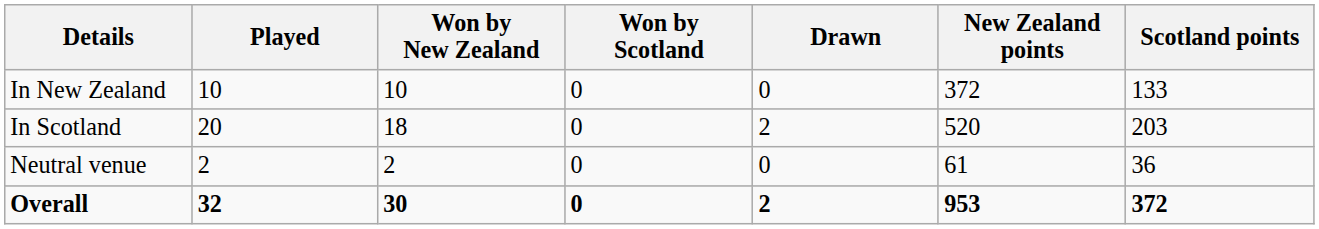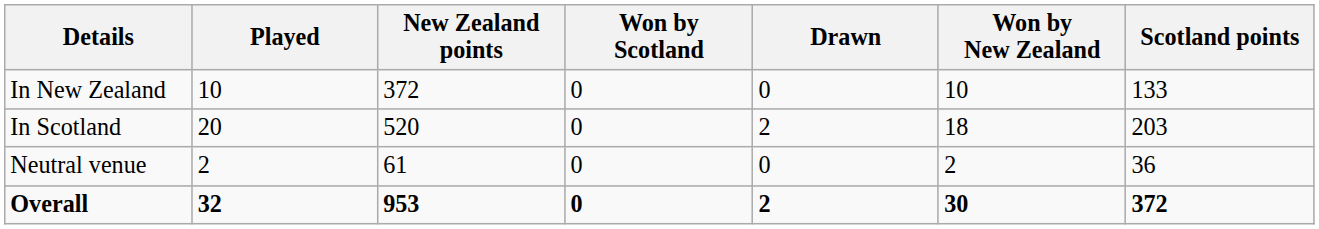columns swapped: (471, 37) <-> (1032, 37)
